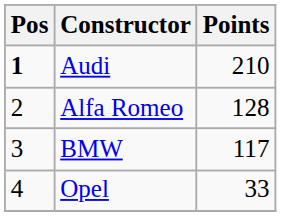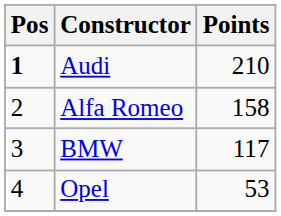(251, 107) 128 -> (251, 107) 158
(257, 189) 33 -> (257, 189) 53
